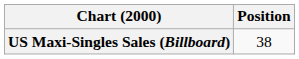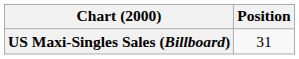(264, 41) 38 -> (264, 41) 31
